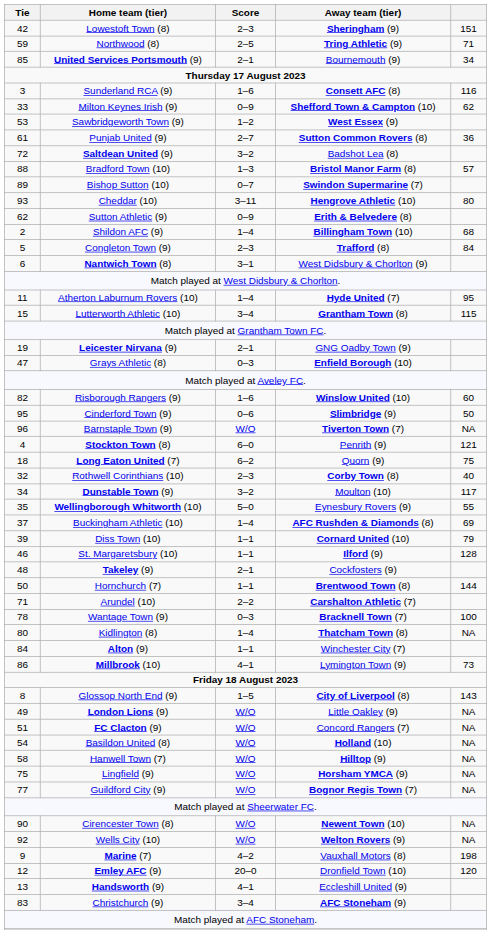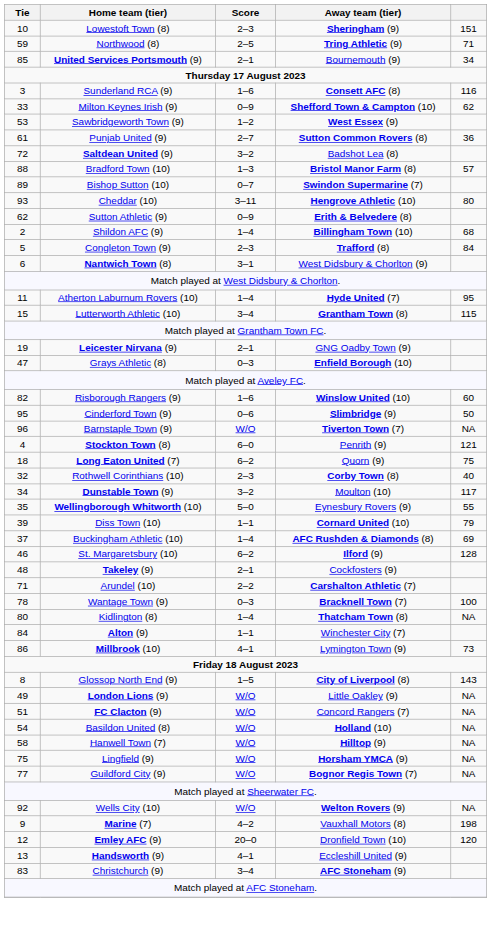(22, 28) 42 -> (22, 28) 10
rows swapped: (128, 523) <-> (128, 539)
(245, 555) 1–1 -> (245, 555) 6–2
- row: (128, 586)
- row: (128, 824)
